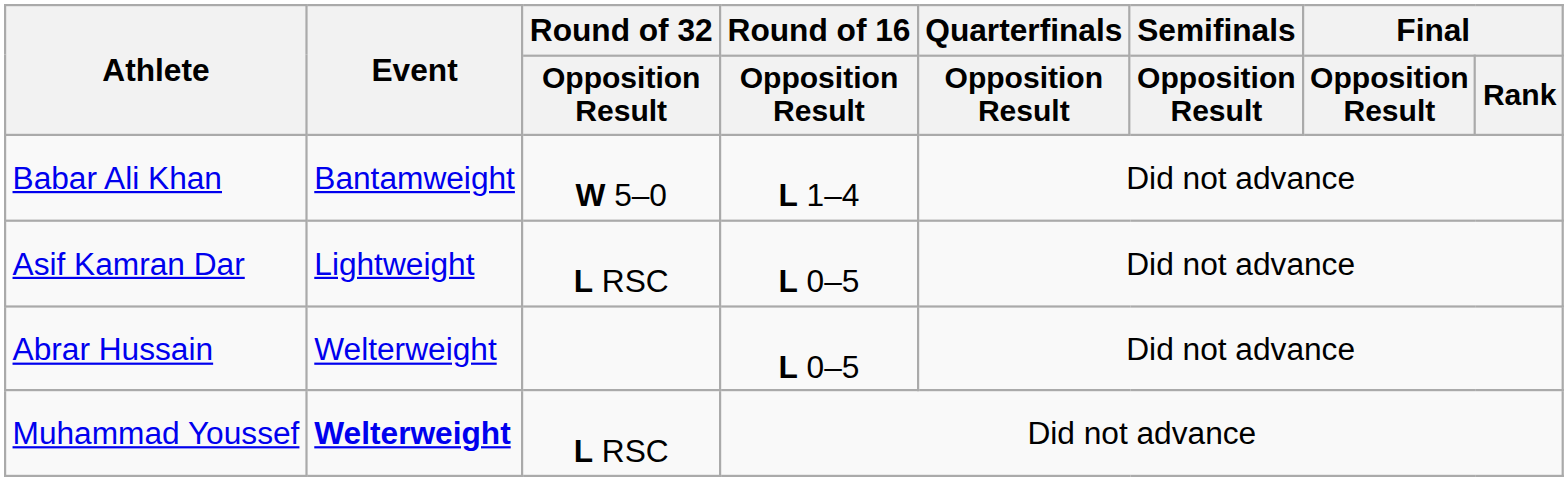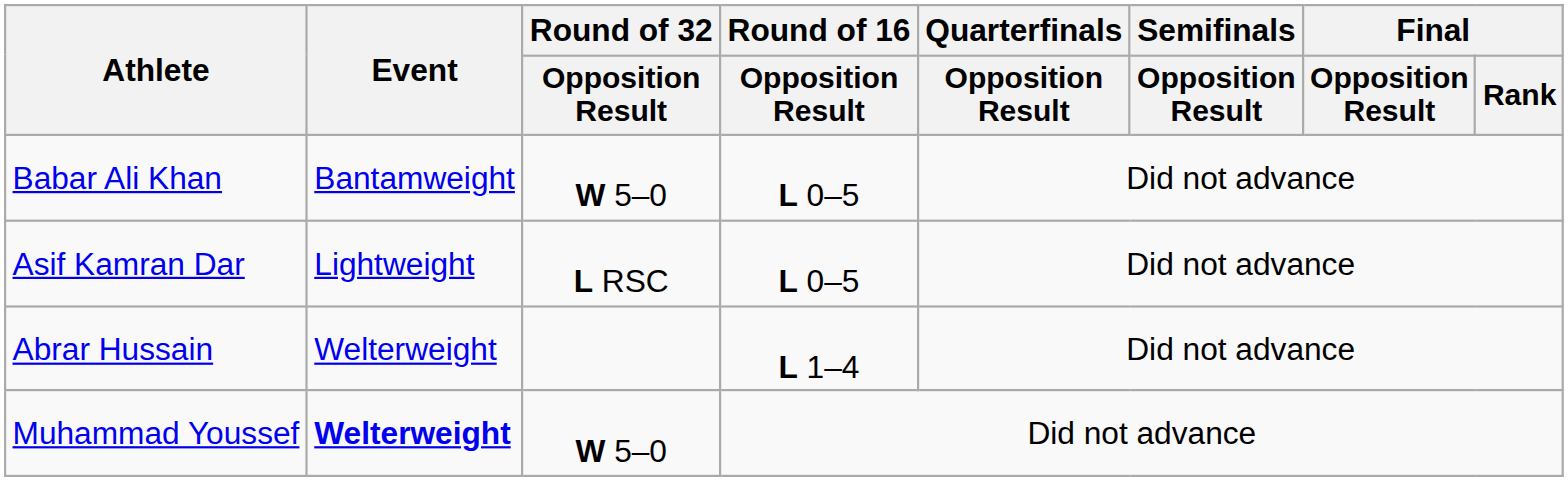(819, 196) L 1–4 -> (819, 196) L 0–5
(819, 366) L 0–5 -> (819, 366) L 1–4
(621, 452) L RSC -> (621, 452) W 5–0
